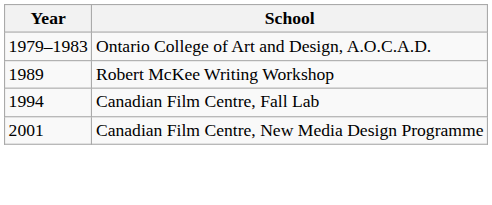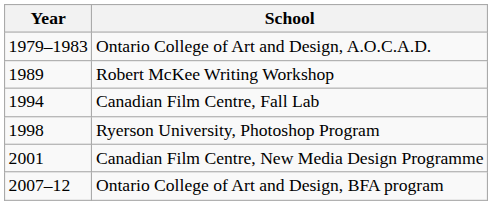+ row: (238, 130)
+ row: (270, 185)
